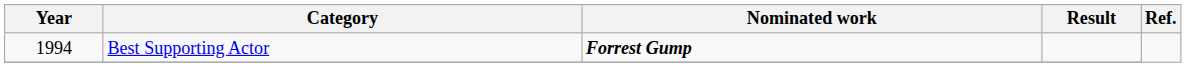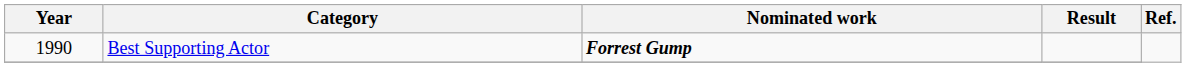(54, 47) 1994 -> (54, 47) 1990
